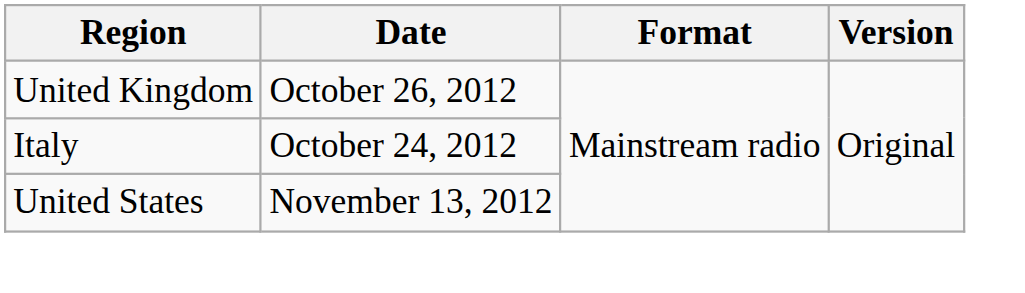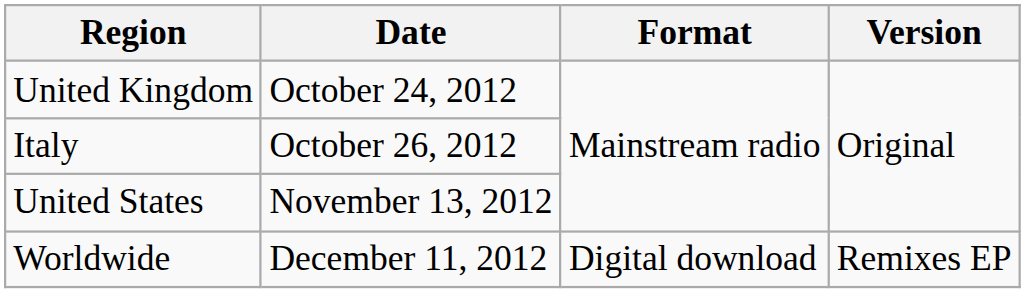(393, 88) October 26, 2012 -> (393, 88) October 24, 2012
(393, 145) October 24, 2012 -> (393, 145) October 26, 2012
+ row: (92, 257)
